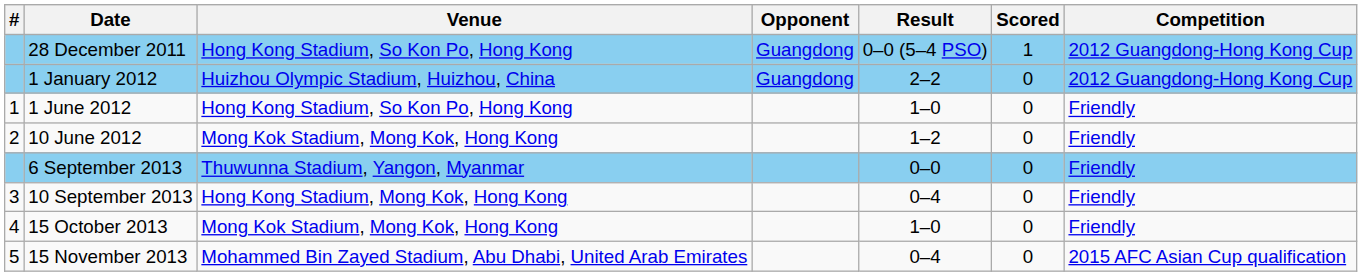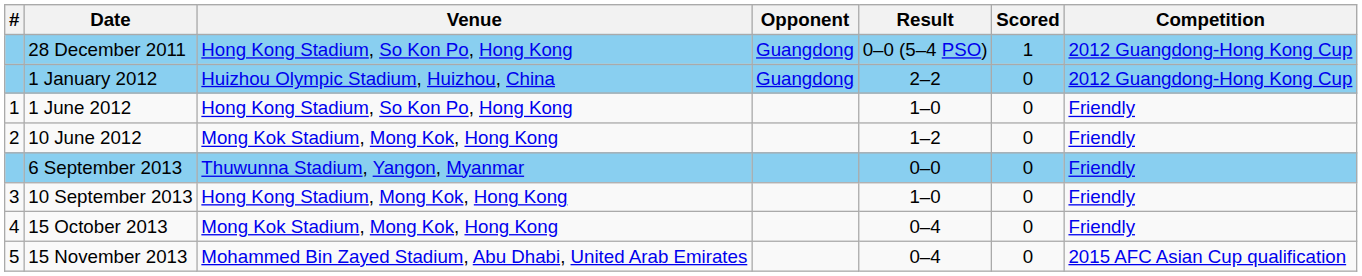(925, 197) 0–4 -> (925, 197) 1–0
(925, 227) 1–0 -> (925, 227) 0–4
